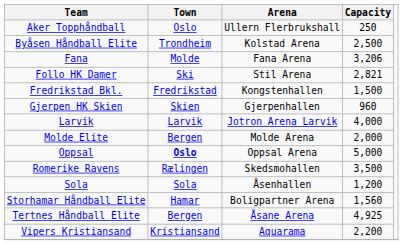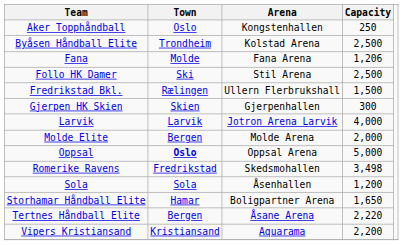(282, 28) Ullern Flerbrukshall -> (282, 28) Kongstenhallen
(368, 59) 3,206 -> (368, 59) 1,206
(368, 75) 2,821 -> (368, 75) 2,500
(185, 91) Fredrikstad -> (185, 91) Rælingen
(282, 91) Kongstenhallen -> (282, 91) Ullern Flerbrukshall
(368, 106) 960 -> (368, 106) 300
(185, 169) Rælingen -> (185, 169) Fredrikstad
(368, 169) 3,500 -> (368, 169) 3,498
(368, 200) 1,560 -> (368, 200) 1,650
(368, 216) 4,925 -> (368, 216) 2,220
